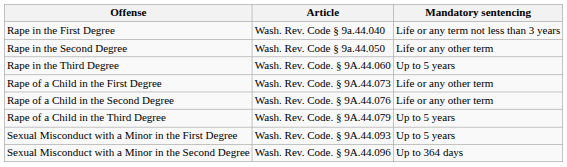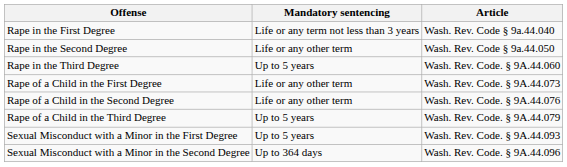columns swapped: (323, 13) <-> (478, 13)
